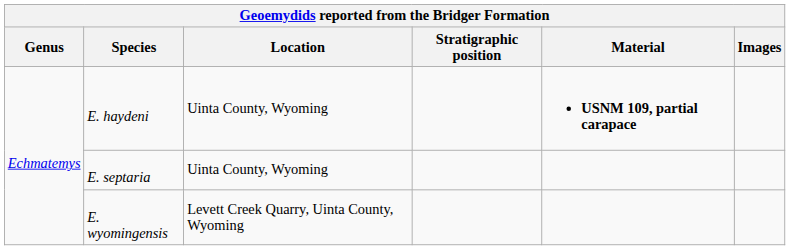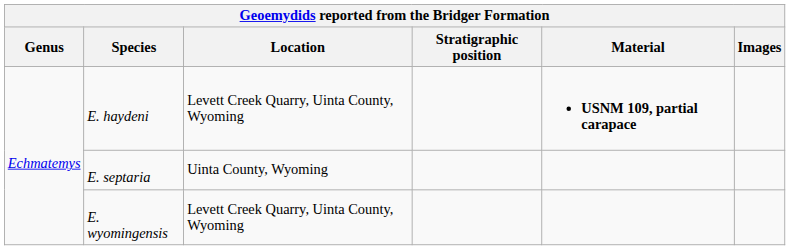(258, 108) Uinta County, Wyoming -> (290, 108) Levett Creek Quarry, Uinta County, Wyoming
